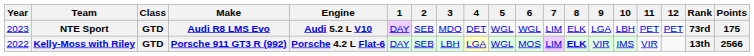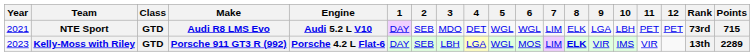(18, 28) 2023 -> (18, 28) 2021
(732, 28) 175 -> (732, 28) 715
(18, 44) 2022 -> (18, 44) 2023
(732, 44) 2566 -> (732, 44) 2289
